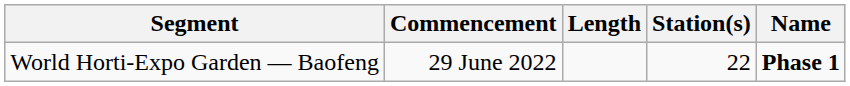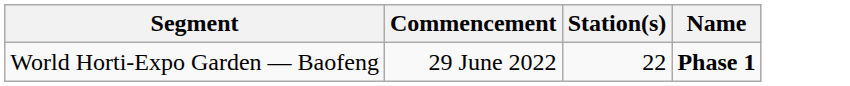- column: (604, 23)
